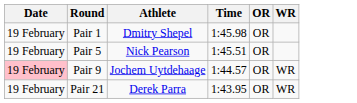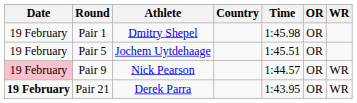+ column: (238, 13)
(158, 51) Nick Pearson -> (163, 51) Jochem Uytdehaage
(158, 70) Jochem Uytdehaage -> (163, 70) Nick Pearson
(36, 88) normal -> (39, 88) bold
